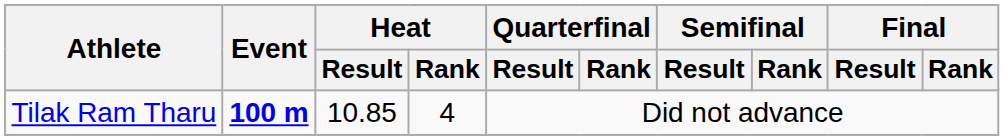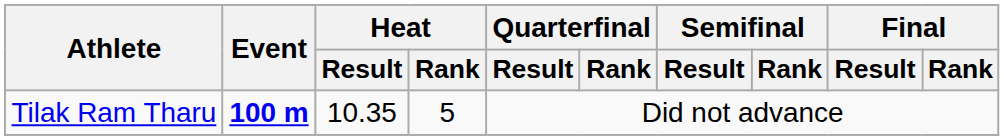(362, 113) 10.85 -> (362, 113) 10.35
(447, 113) 4 -> (447, 113) 5
